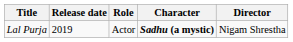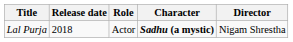(62, 29) 2019 -> (62, 29) 2018
